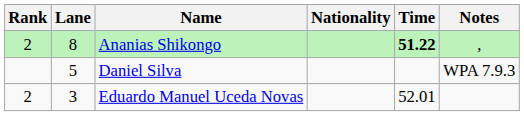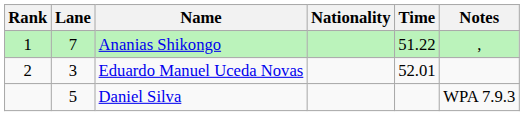(28, 44) 2 -> (28, 44) 1
(73, 44) 8 -> (73, 44) 7
(417, 44) bold -> (417, 44) normal
rows swapped: (201, 96) <-> (140, 70)
